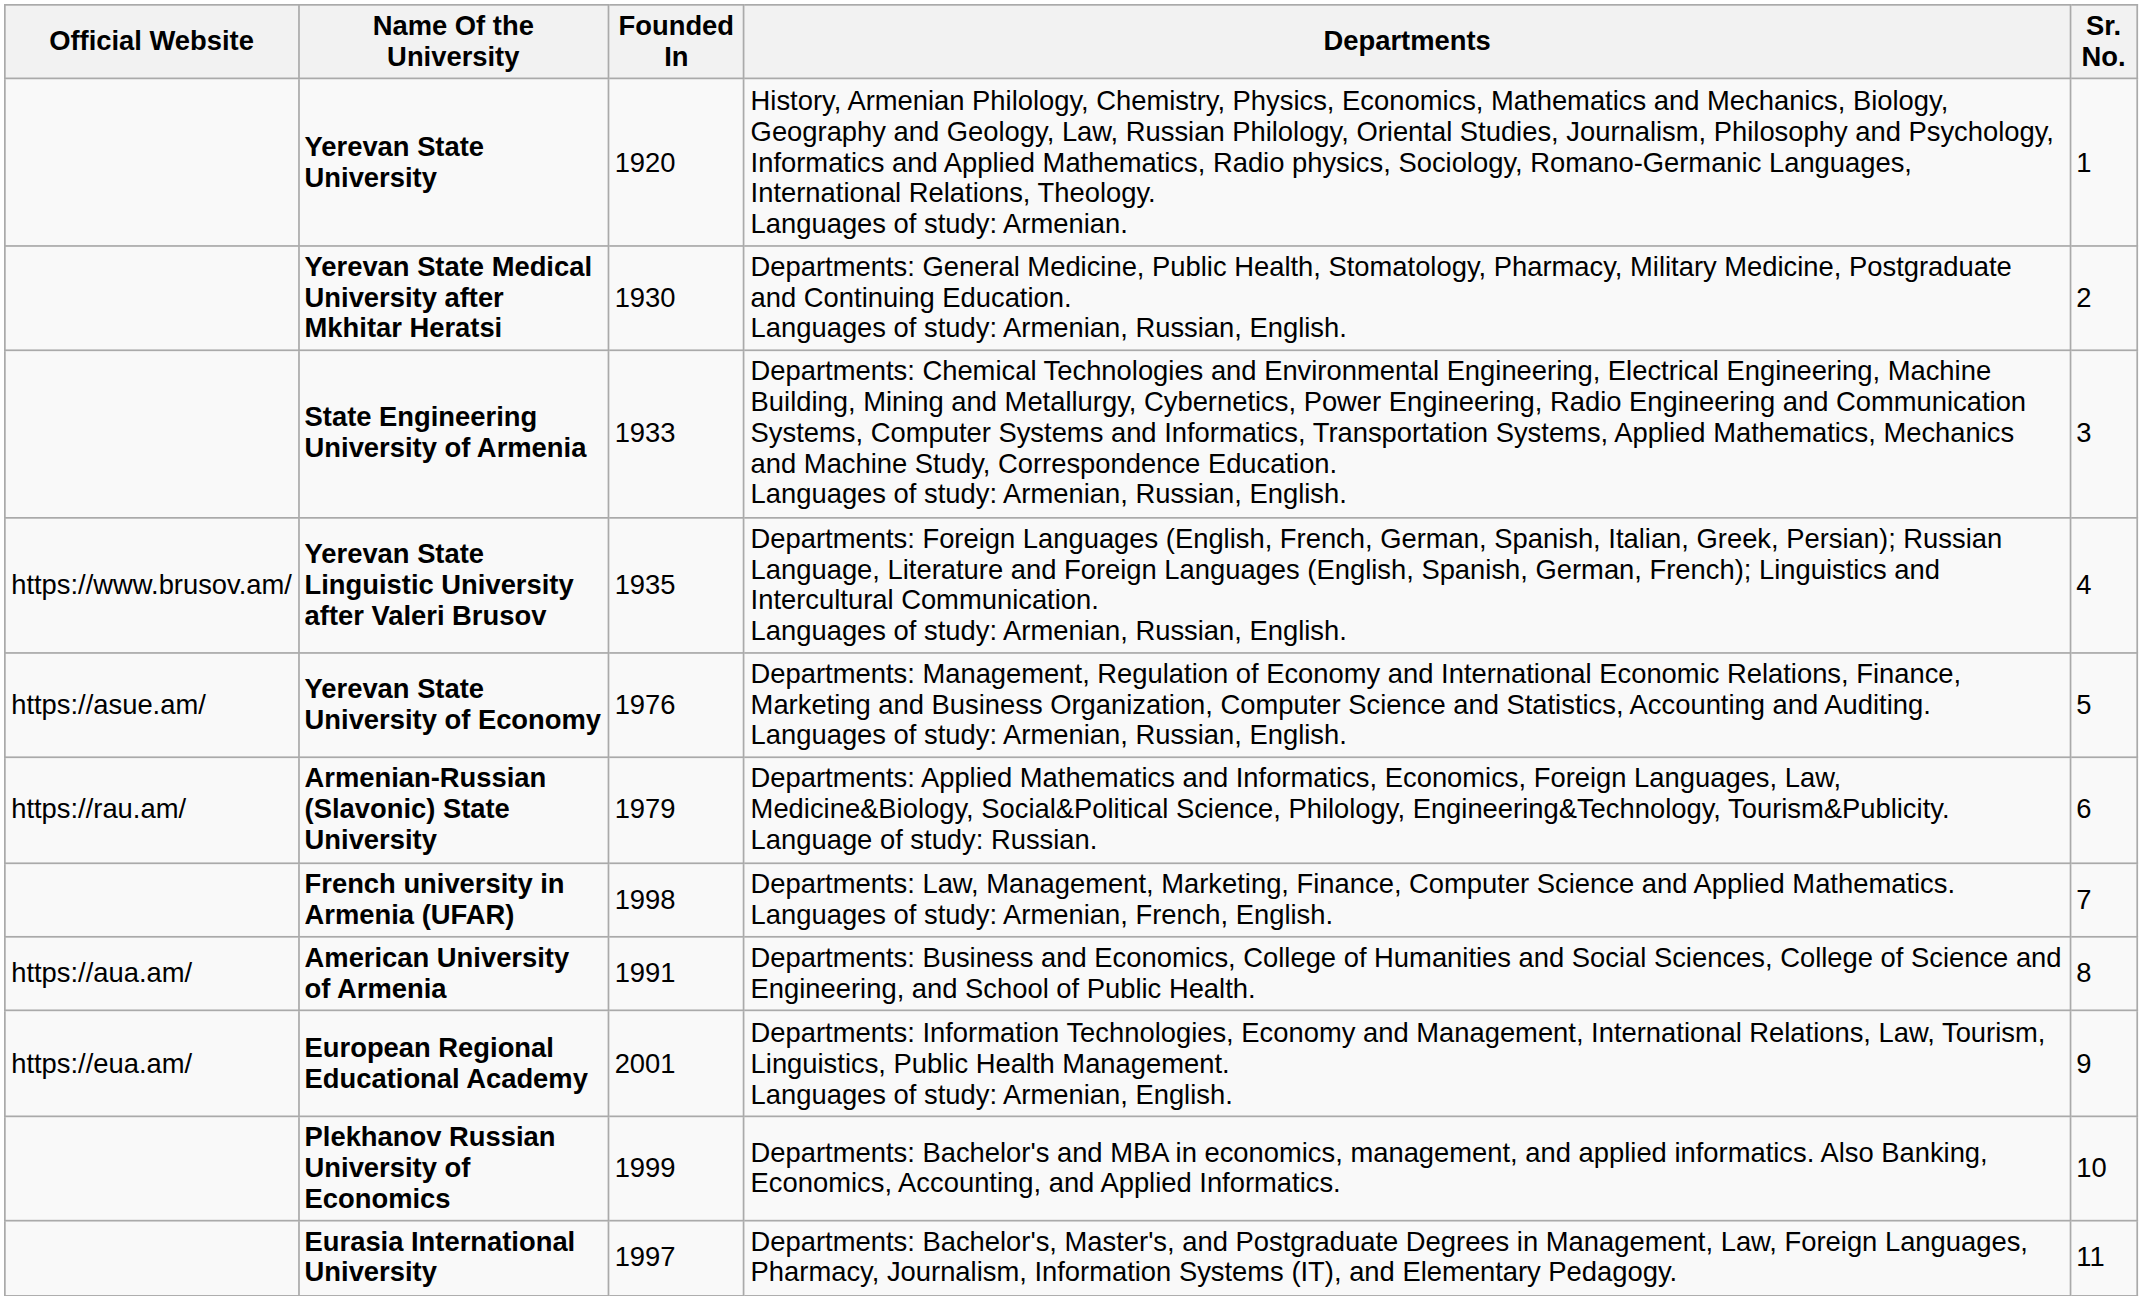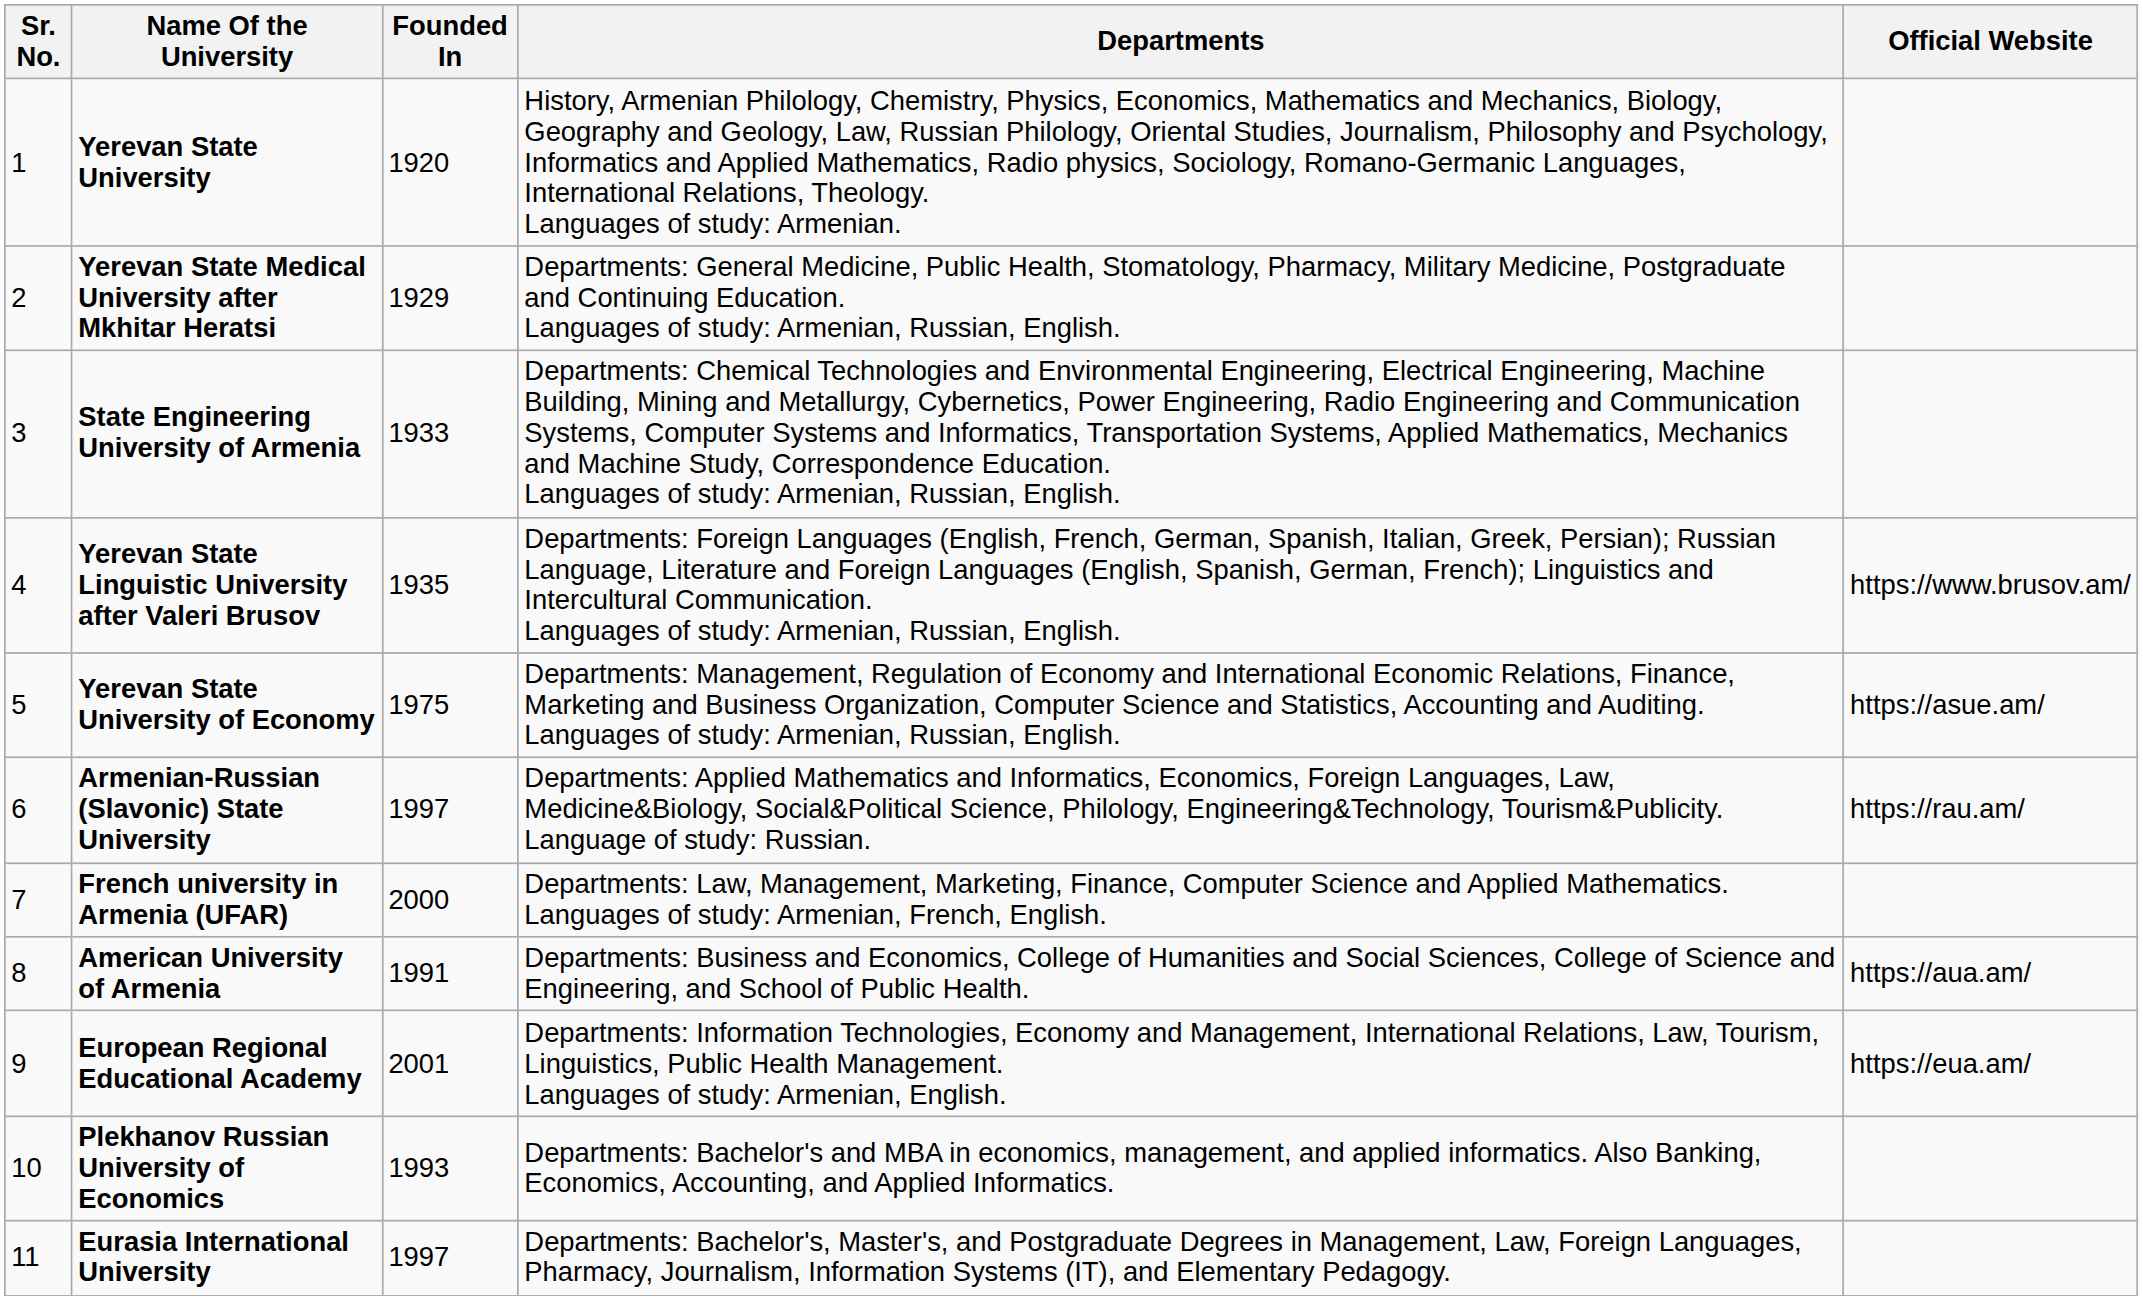columns swapped: (2104, 41) <-> (152, 41)
(645, 297) 1930 -> (419, 297) 1929
(645, 704) 1976 -> (419, 704) 1975
(645, 809) 1979 -> (419, 809) 1997
(645, 899) 1998 -> (419, 899) 2000
(645, 1168) 1999 -> (419, 1168) 1993
